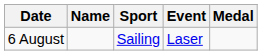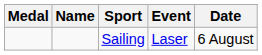columns swapped: (233, 16) <-> (36, 16)
